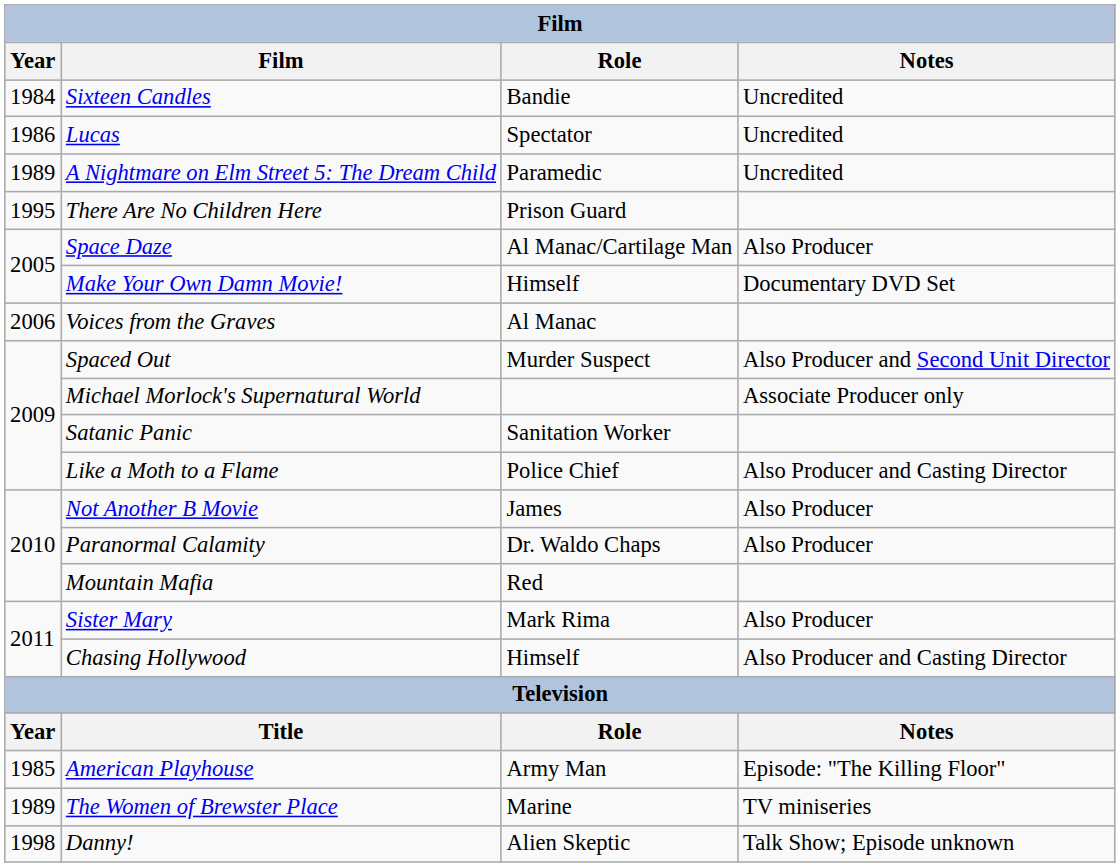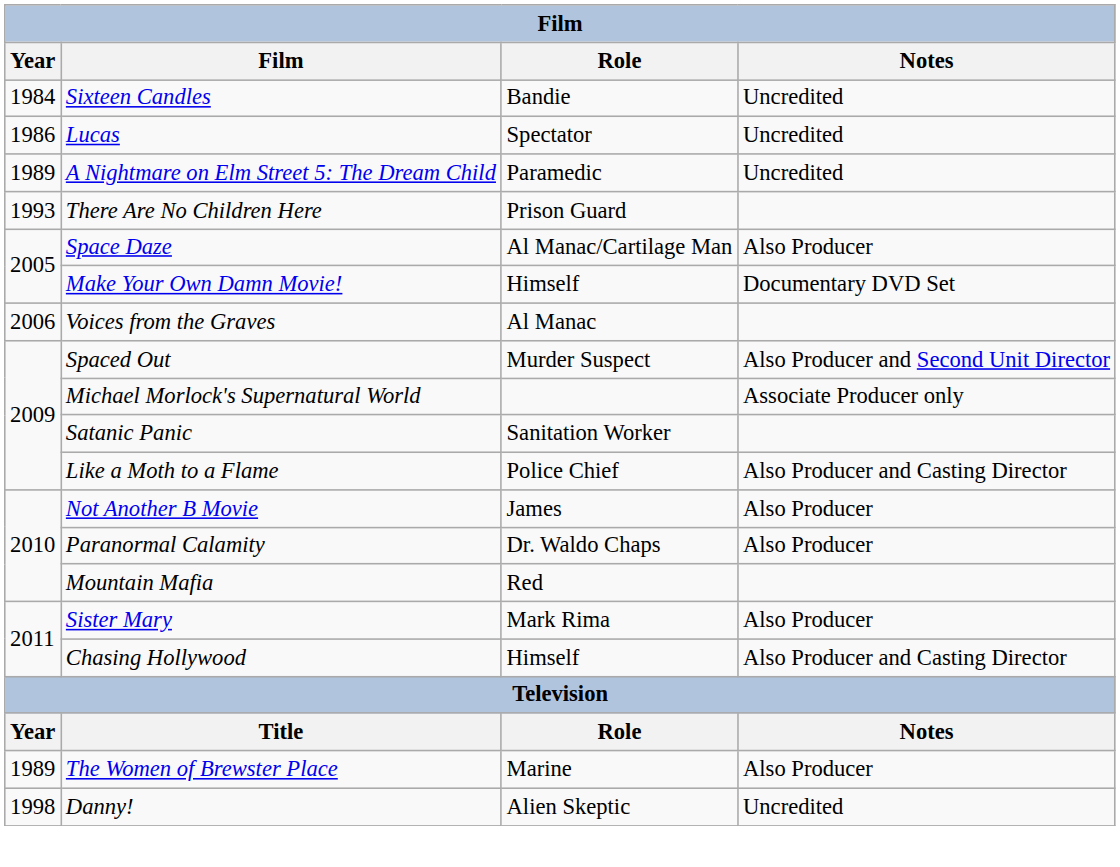(33, 209) 1995 -> (33, 209) 1993
- row: (160, 769)
(807, 806) TV miniseries -> (808, 769) Also Producer
(879, 843) Talk Show; Episode unknown -> (793, 806) Uncredited
